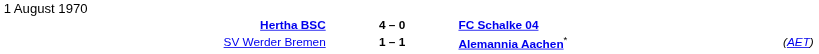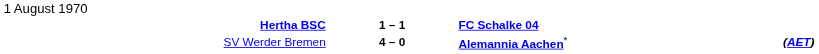(392, 25) 4 – 0 -> (392, 25) 1 – 1
(392, 42) 1 – 1 -> (392, 42) 4 – 0
(798, 42) normal -> (799, 42) bold
